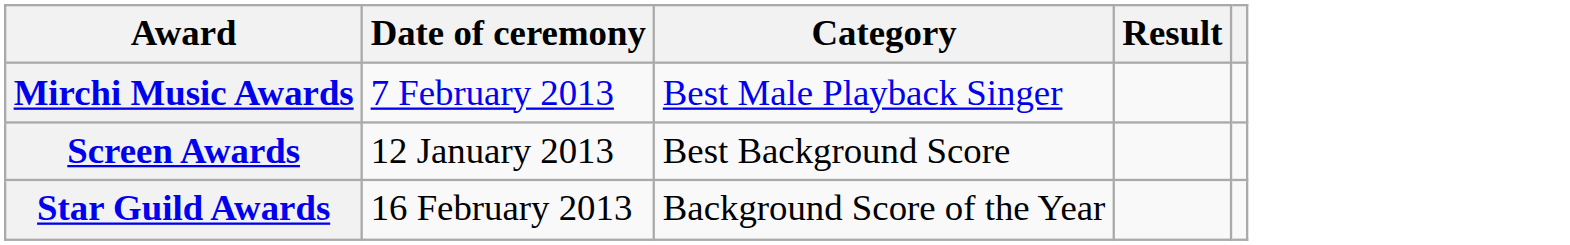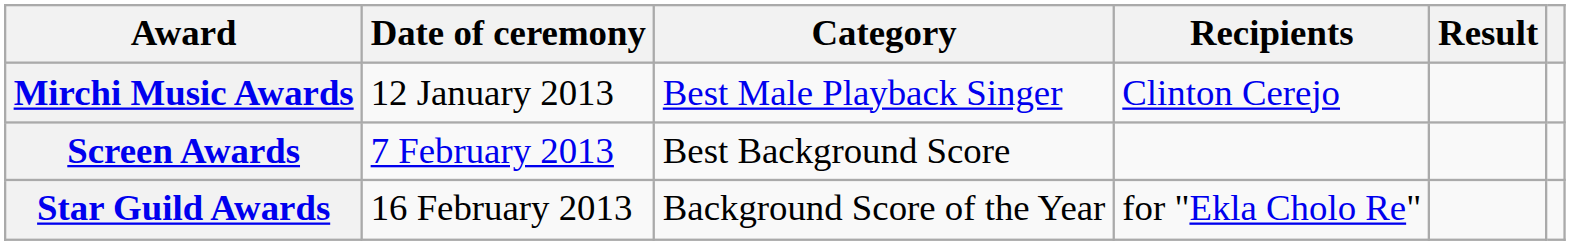+ column: (1272, 33)
(492, 92) 7 February 2013 -> (492, 92) 12 January 2013
(492, 150) 12 January 2013 -> (492, 150) 7 February 2013
